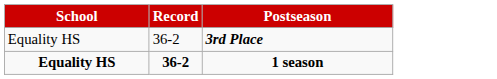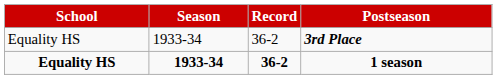+ column: (199, 16)
